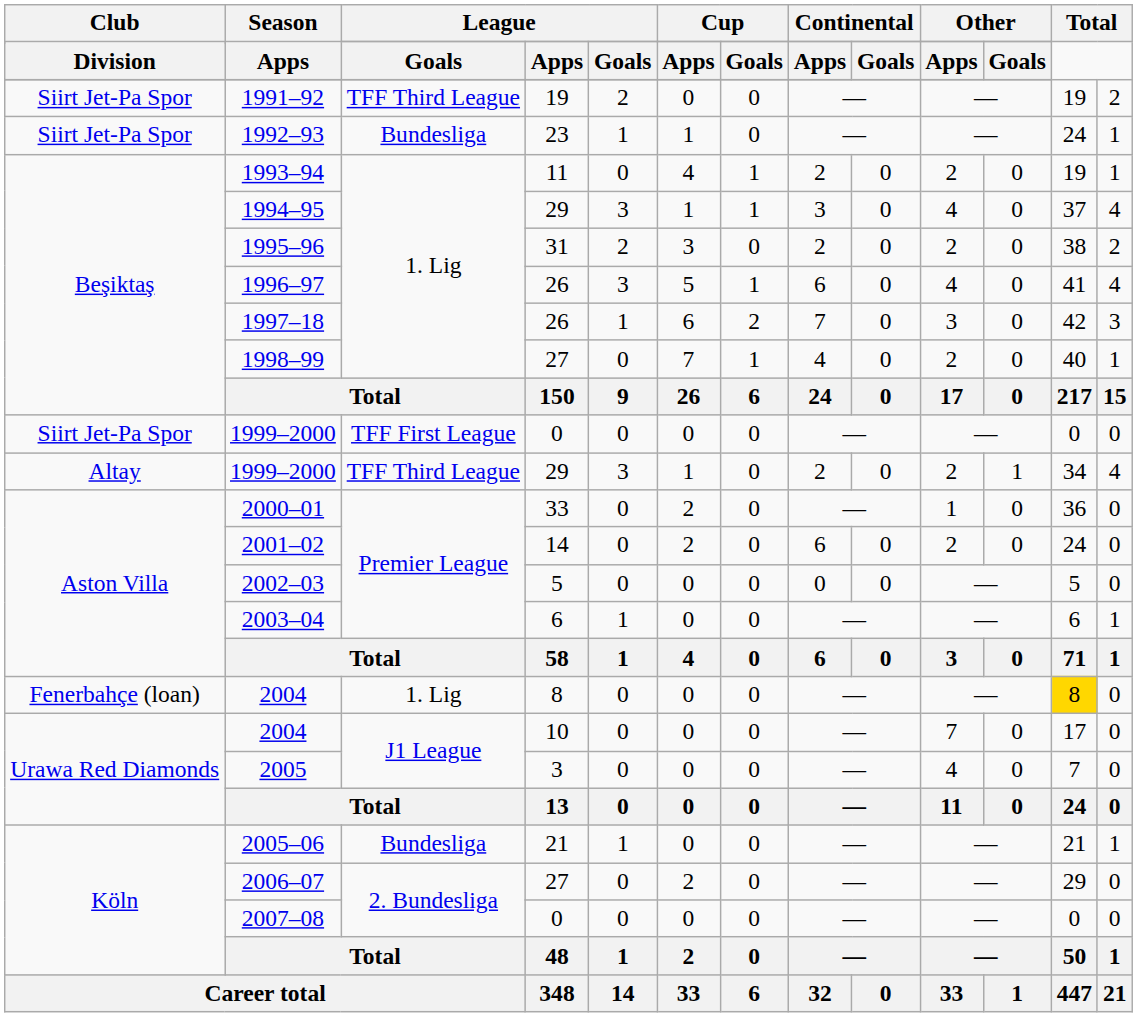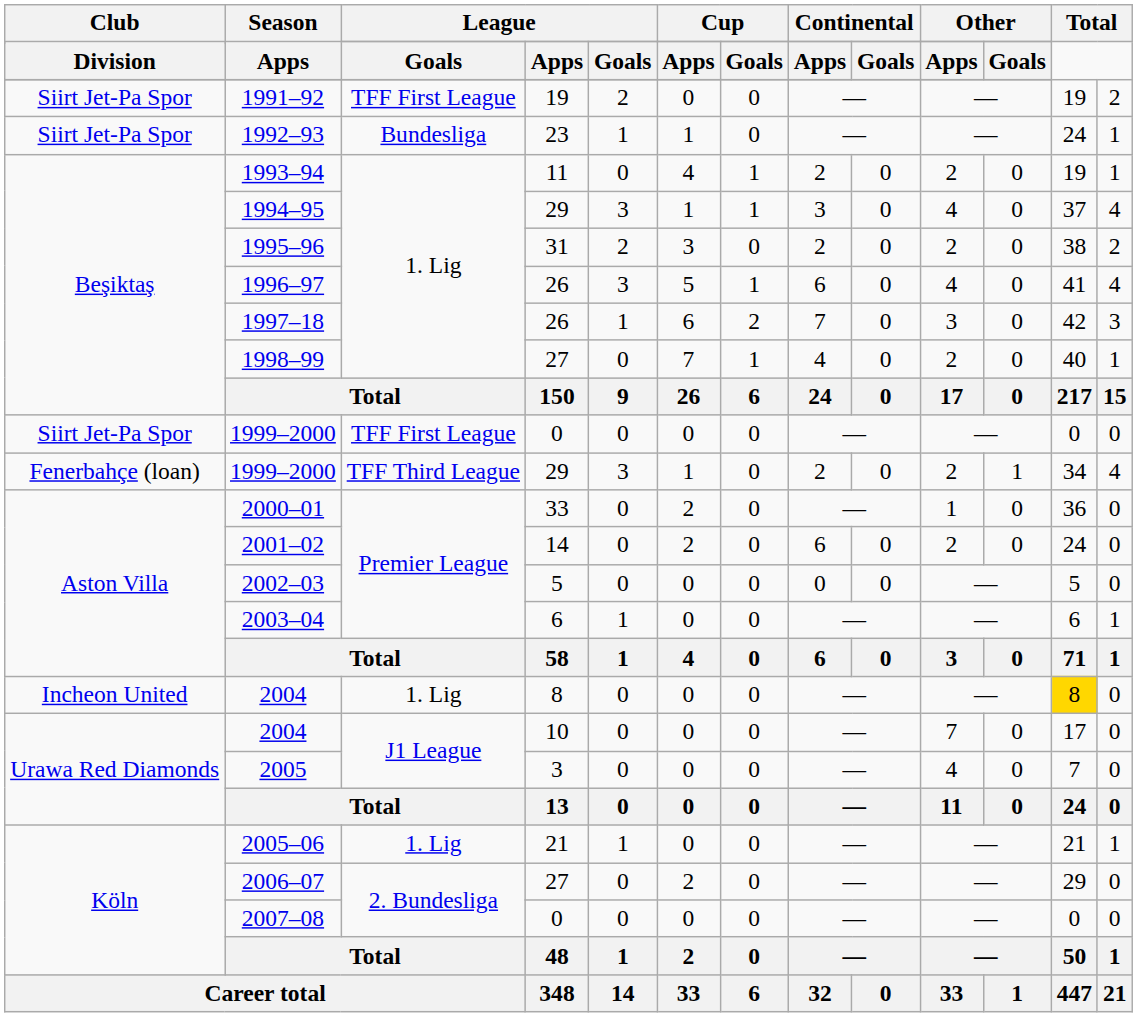(433, 97) TFF Third League -> (433, 97) TFF First League
(115, 470) Altay -> (115, 470) Fenerbahçe (loan)
(115, 694) Fenerbahçe (loan) -> (115, 694) Incheon United
(433, 843) Bundesliga -> (433, 843) 1. Lig
